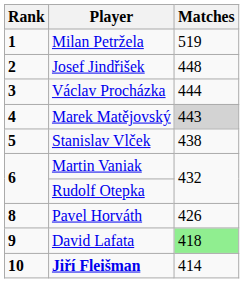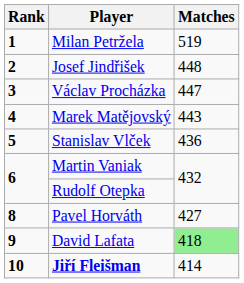(190, 91) 444 -> (190, 91) 447
(190, 116) lightgrey background -> (190, 116) no background
(190, 141) 438 -> (190, 141) 436
(190, 215) 426 -> (190, 215) 427
